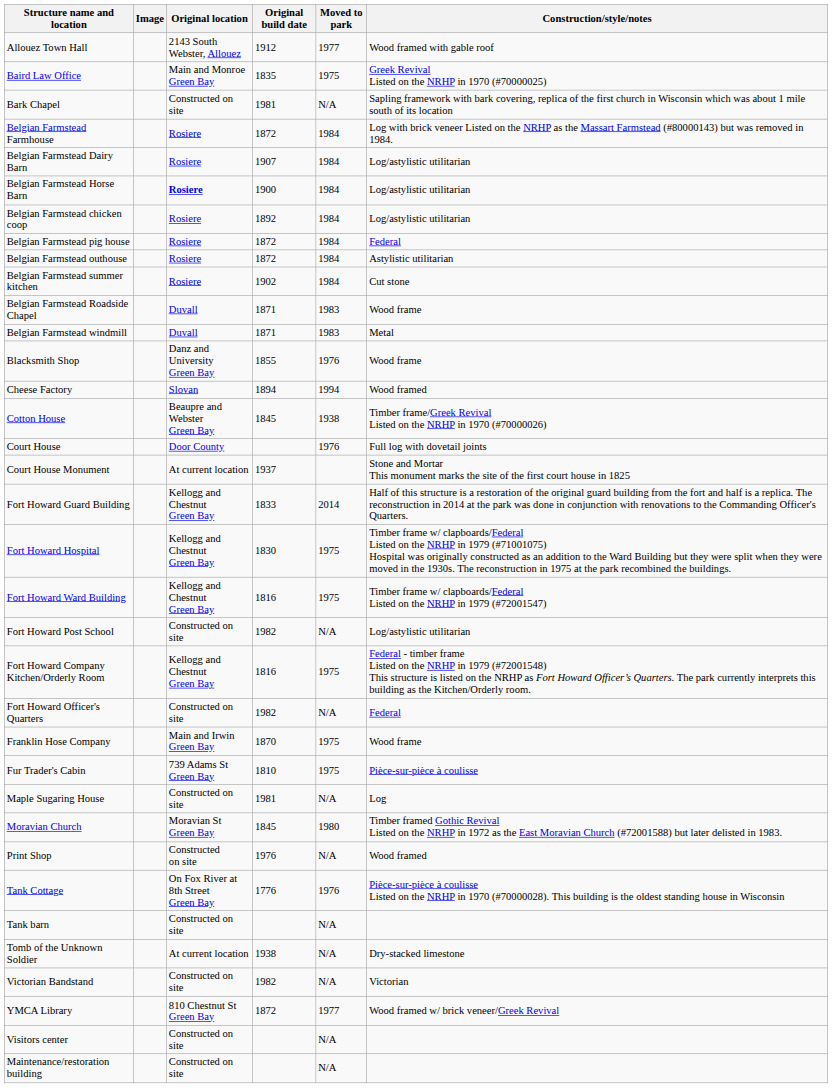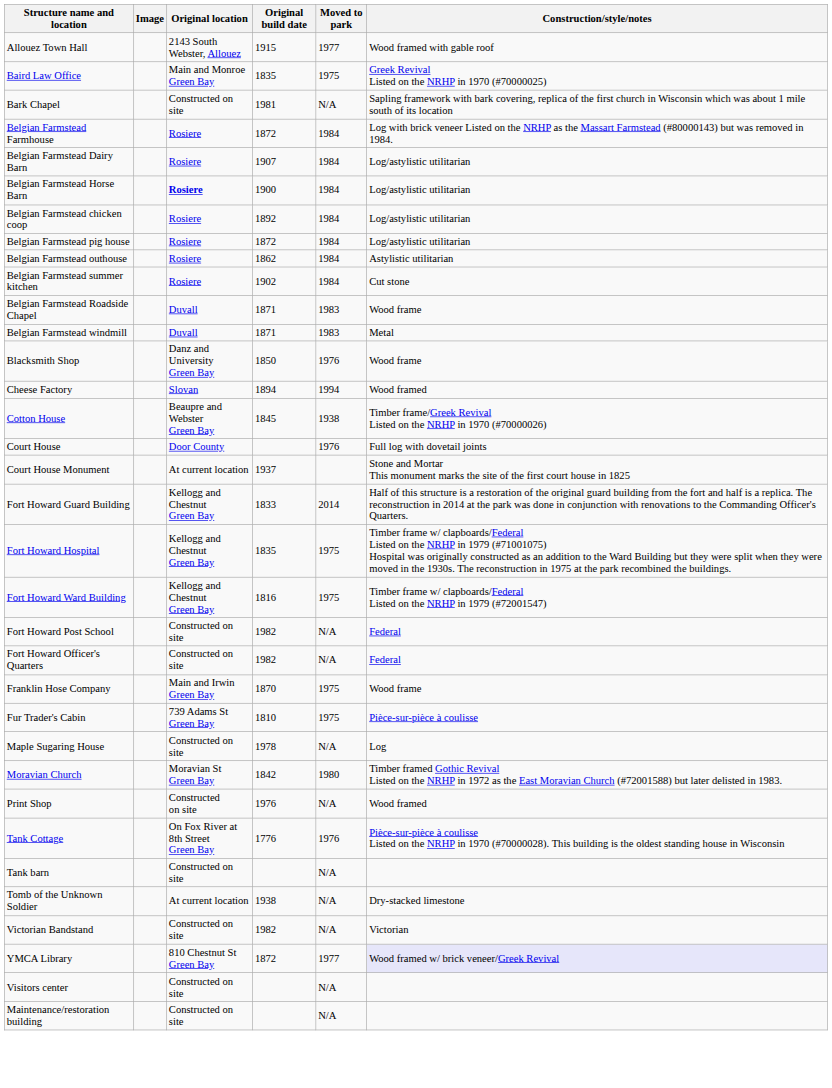(266, 47) 1912 -> (266, 47) 1915
(385, 241) Federal -> (420, 241) Log/astylistic utilitarian
(266, 258) 1872 -> (266, 258) 1862
(266, 361) 1855 -> (266, 361) 1850
(266, 550) 1830 -> (266, 550) 1835
(420, 631) Log/astylistic utilitarian -> (385, 631) Federal
- row: (56, 672)
(266, 798) 1981 -> (266, 746) 1978
(266, 827) 1845 -> (266, 775) 1842
(464, 1011) no background -> (464, 958) lavender background
